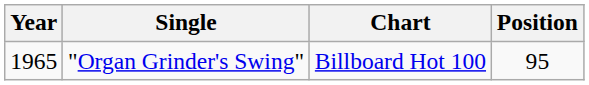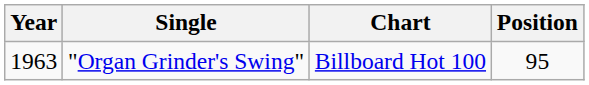(34, 60) 1965 -> (34, 60) 1963
